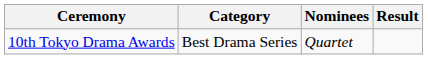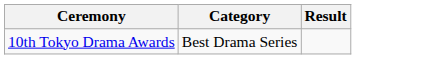- column: (337, 16)
